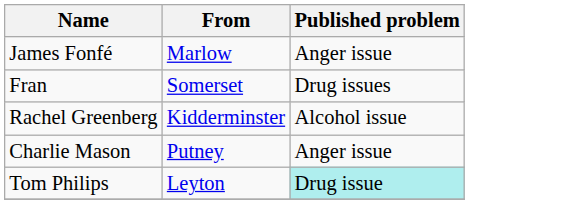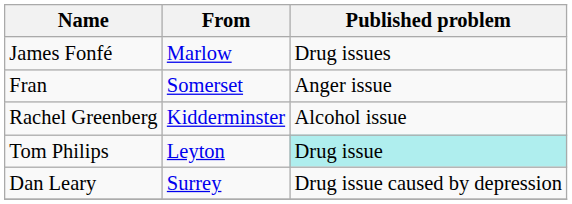(343, 53) Anger issue -> (343, 53) Drug issues
(343, 85) Drug issues -> (343, 85) Anger issue
- row: (70, 150)
+ row: (53, 183)
